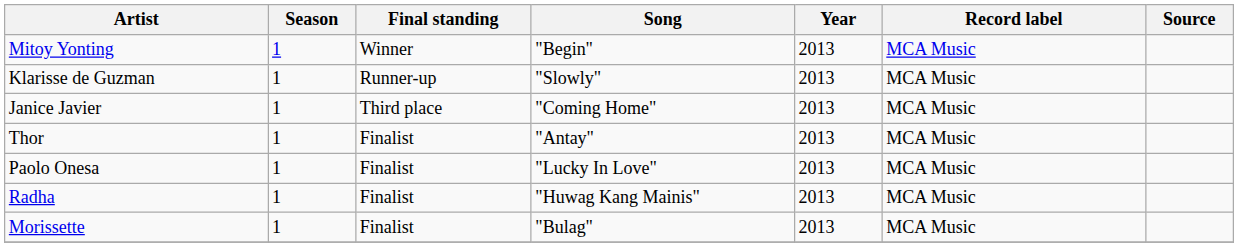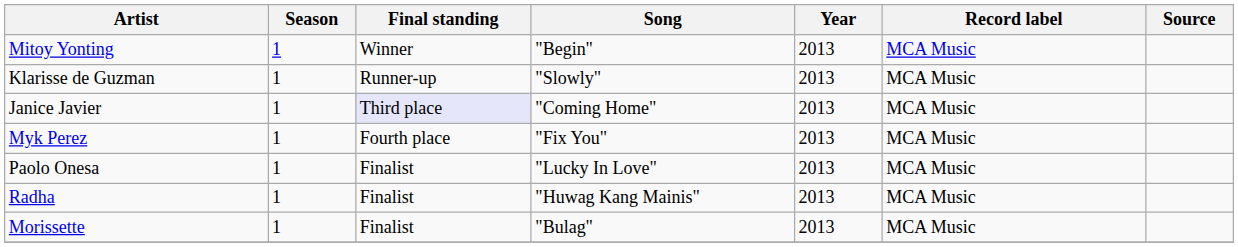(401, 108) no background -> (401, 108) lavender background
+ row: (48, 138)
- row: (26, 138)
